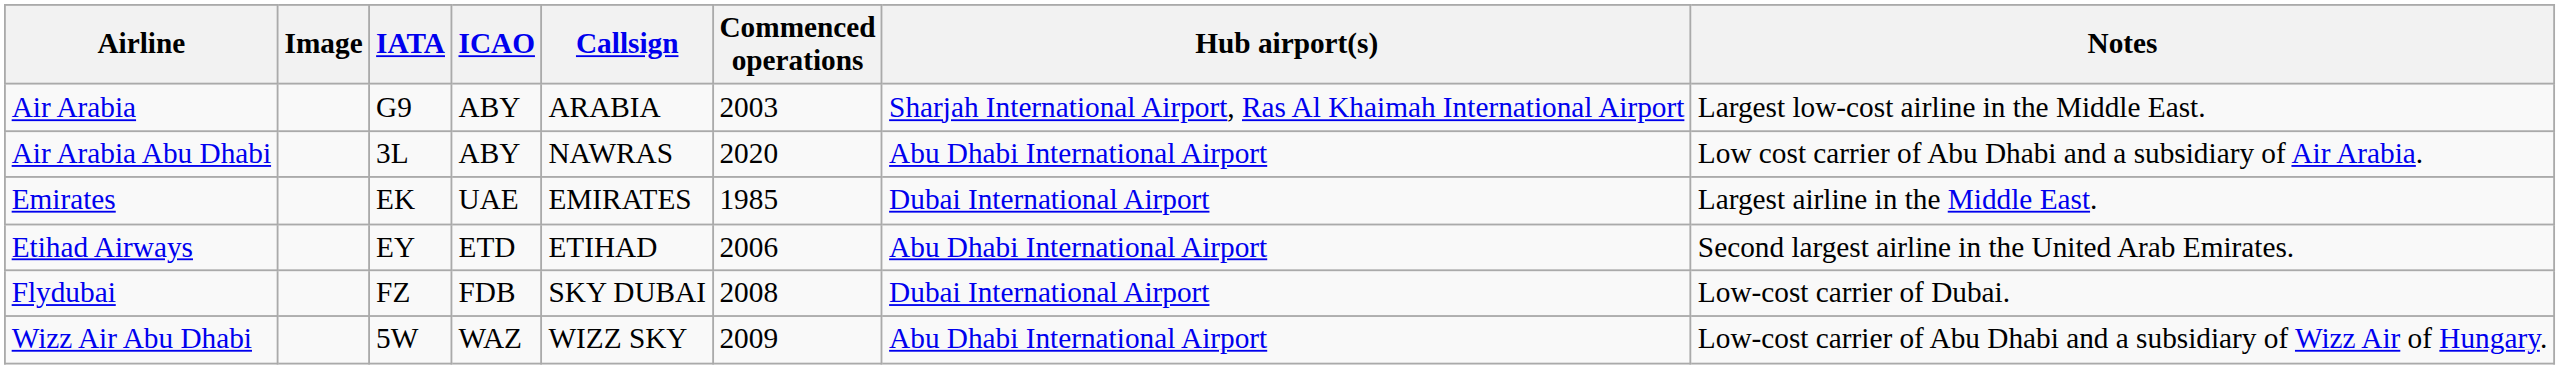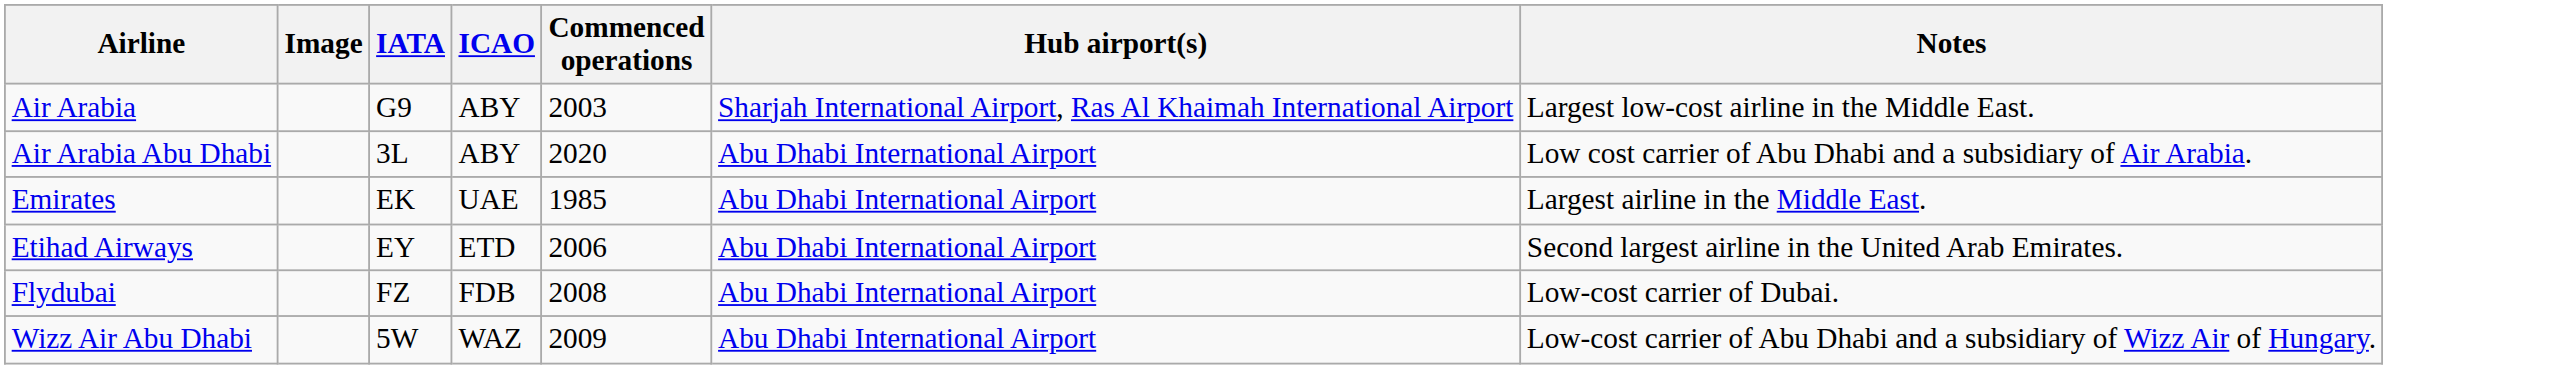- column: (627, 44)
(1049, 199) Dubai International Airport -> (907, 199) Abu Dhabi International Airport
(1049, 292) Dubai International Airport -> (907, 292) Abu Dhabi International Airport
